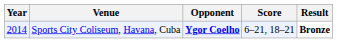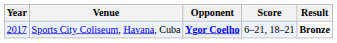(17, 29) 2014 -> (17, 29) 2017
